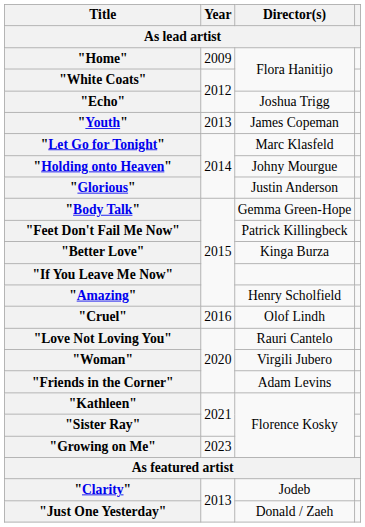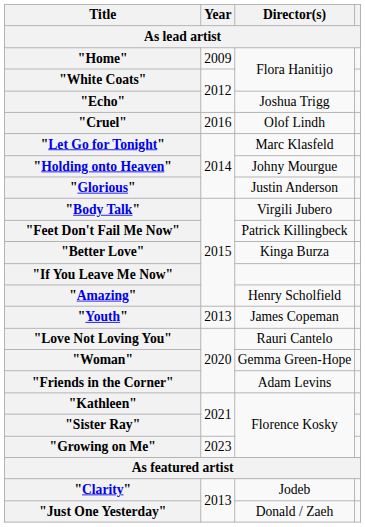rows swapped: (103, 123) <-> (103, 317)
(295, 209) Gemma Green-Hope -> (295, 209) Virgili Jubero
(295, 360) Virgili Jubero -> (295, 360) Gemma Green-Hope
